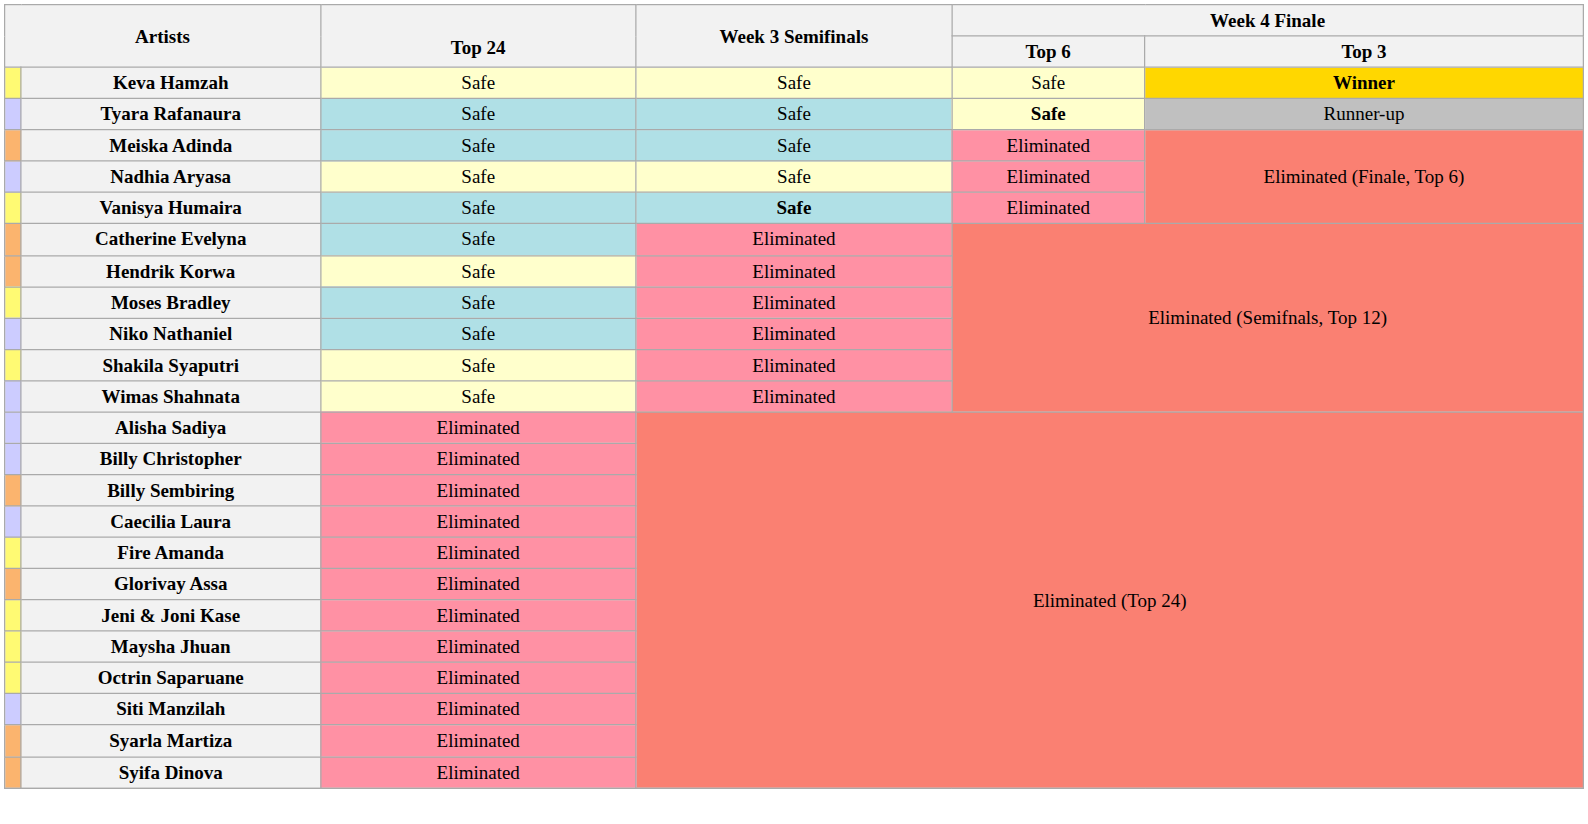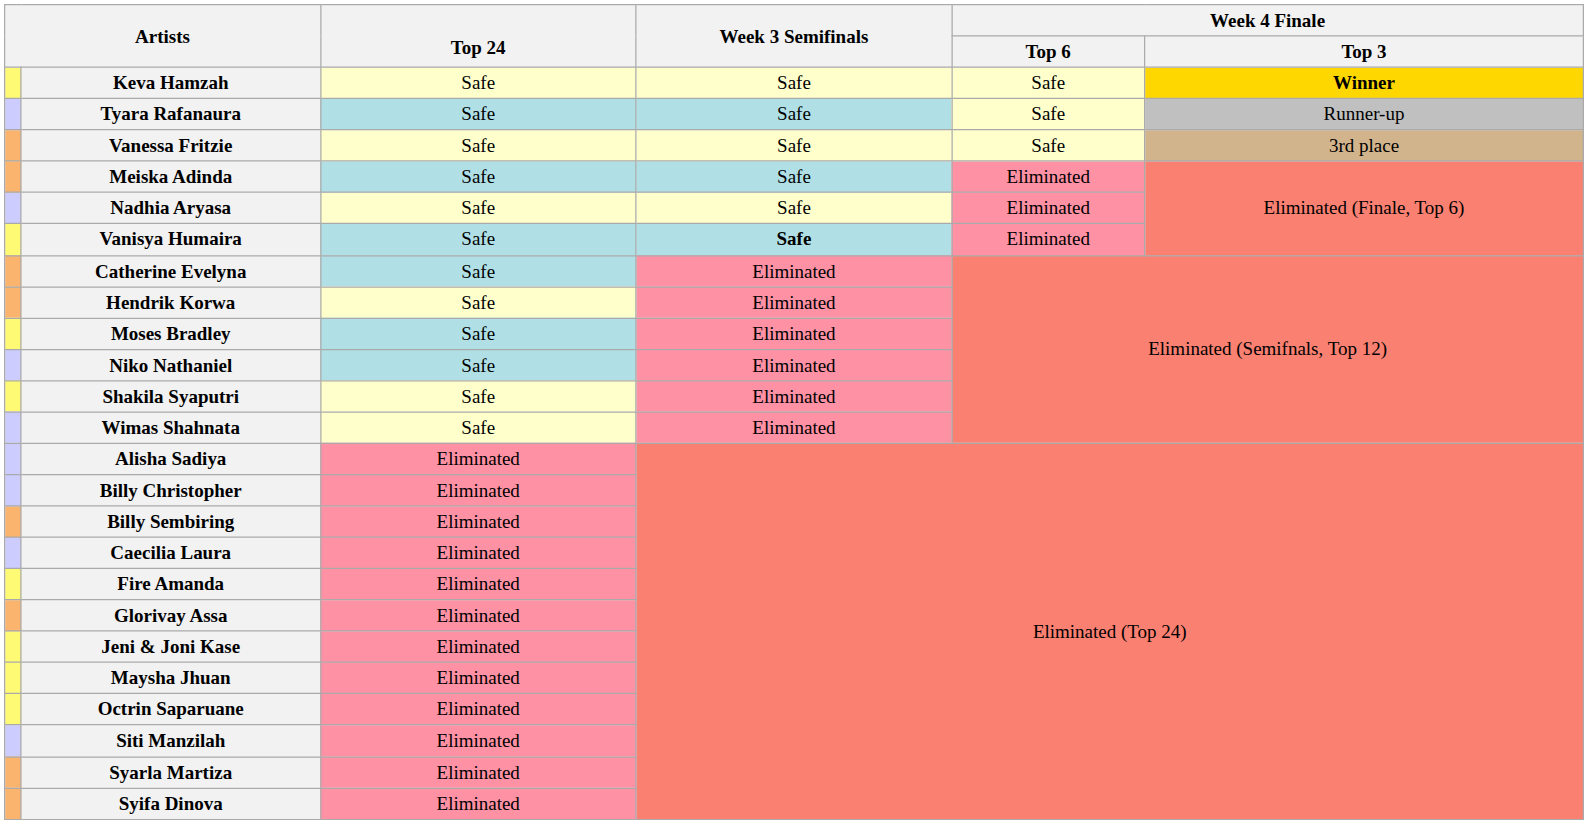(1048, 114) bold -> (1048, 114) normal
+ row: (171, 145)
